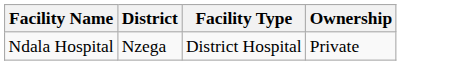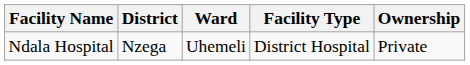+ column: (216, 18)
